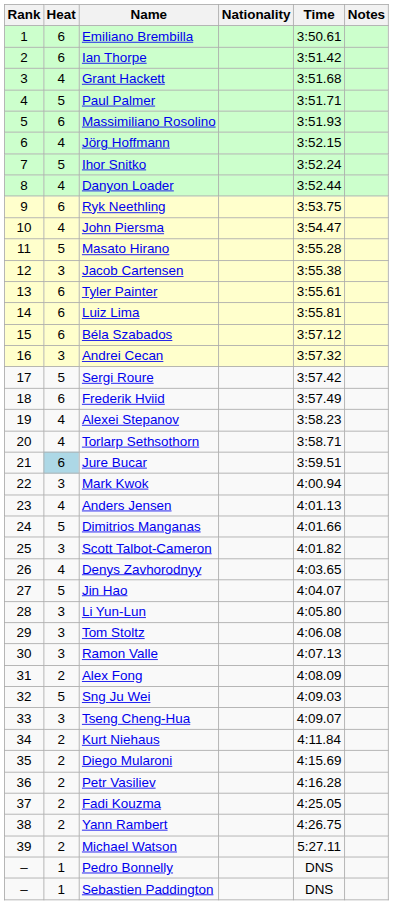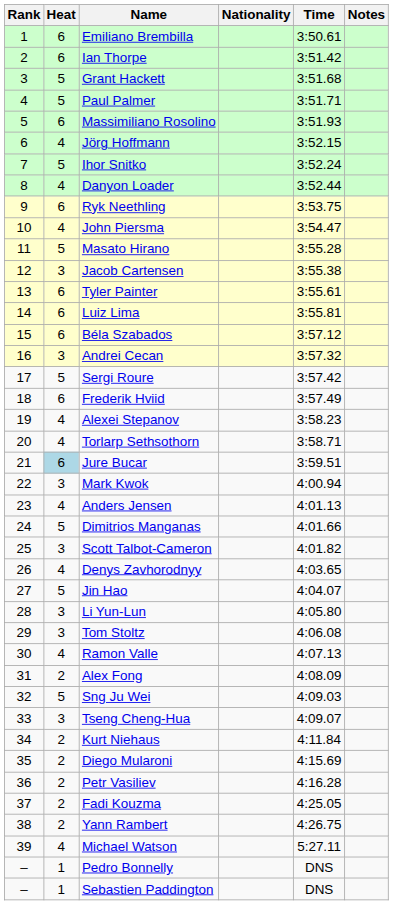(61, 79) 4 -> (61, 79) 5
(61, 654) 3 -> (61, 654) 4
(61, 846) 2 -> (61, 846) 4
